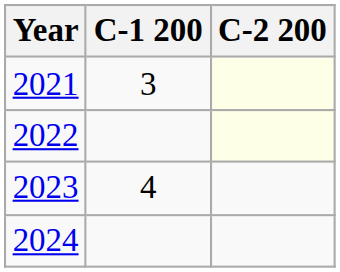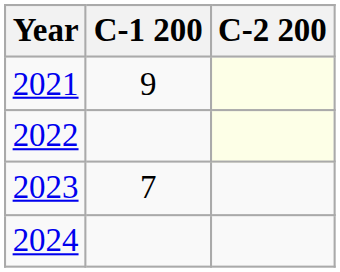(148, 82) 3 -> (148, 82) 9
(148, 187) 4 -> (148, 187) 7
